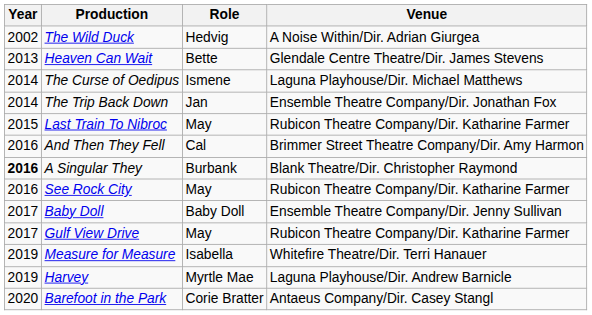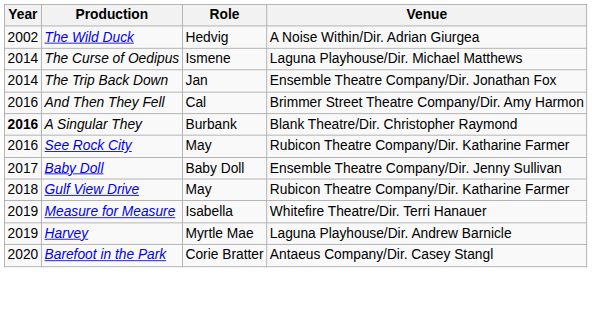- row: (98, 59)
- row: (106, 124)
(23, 233) 2017 -> (23, 189) 2018
